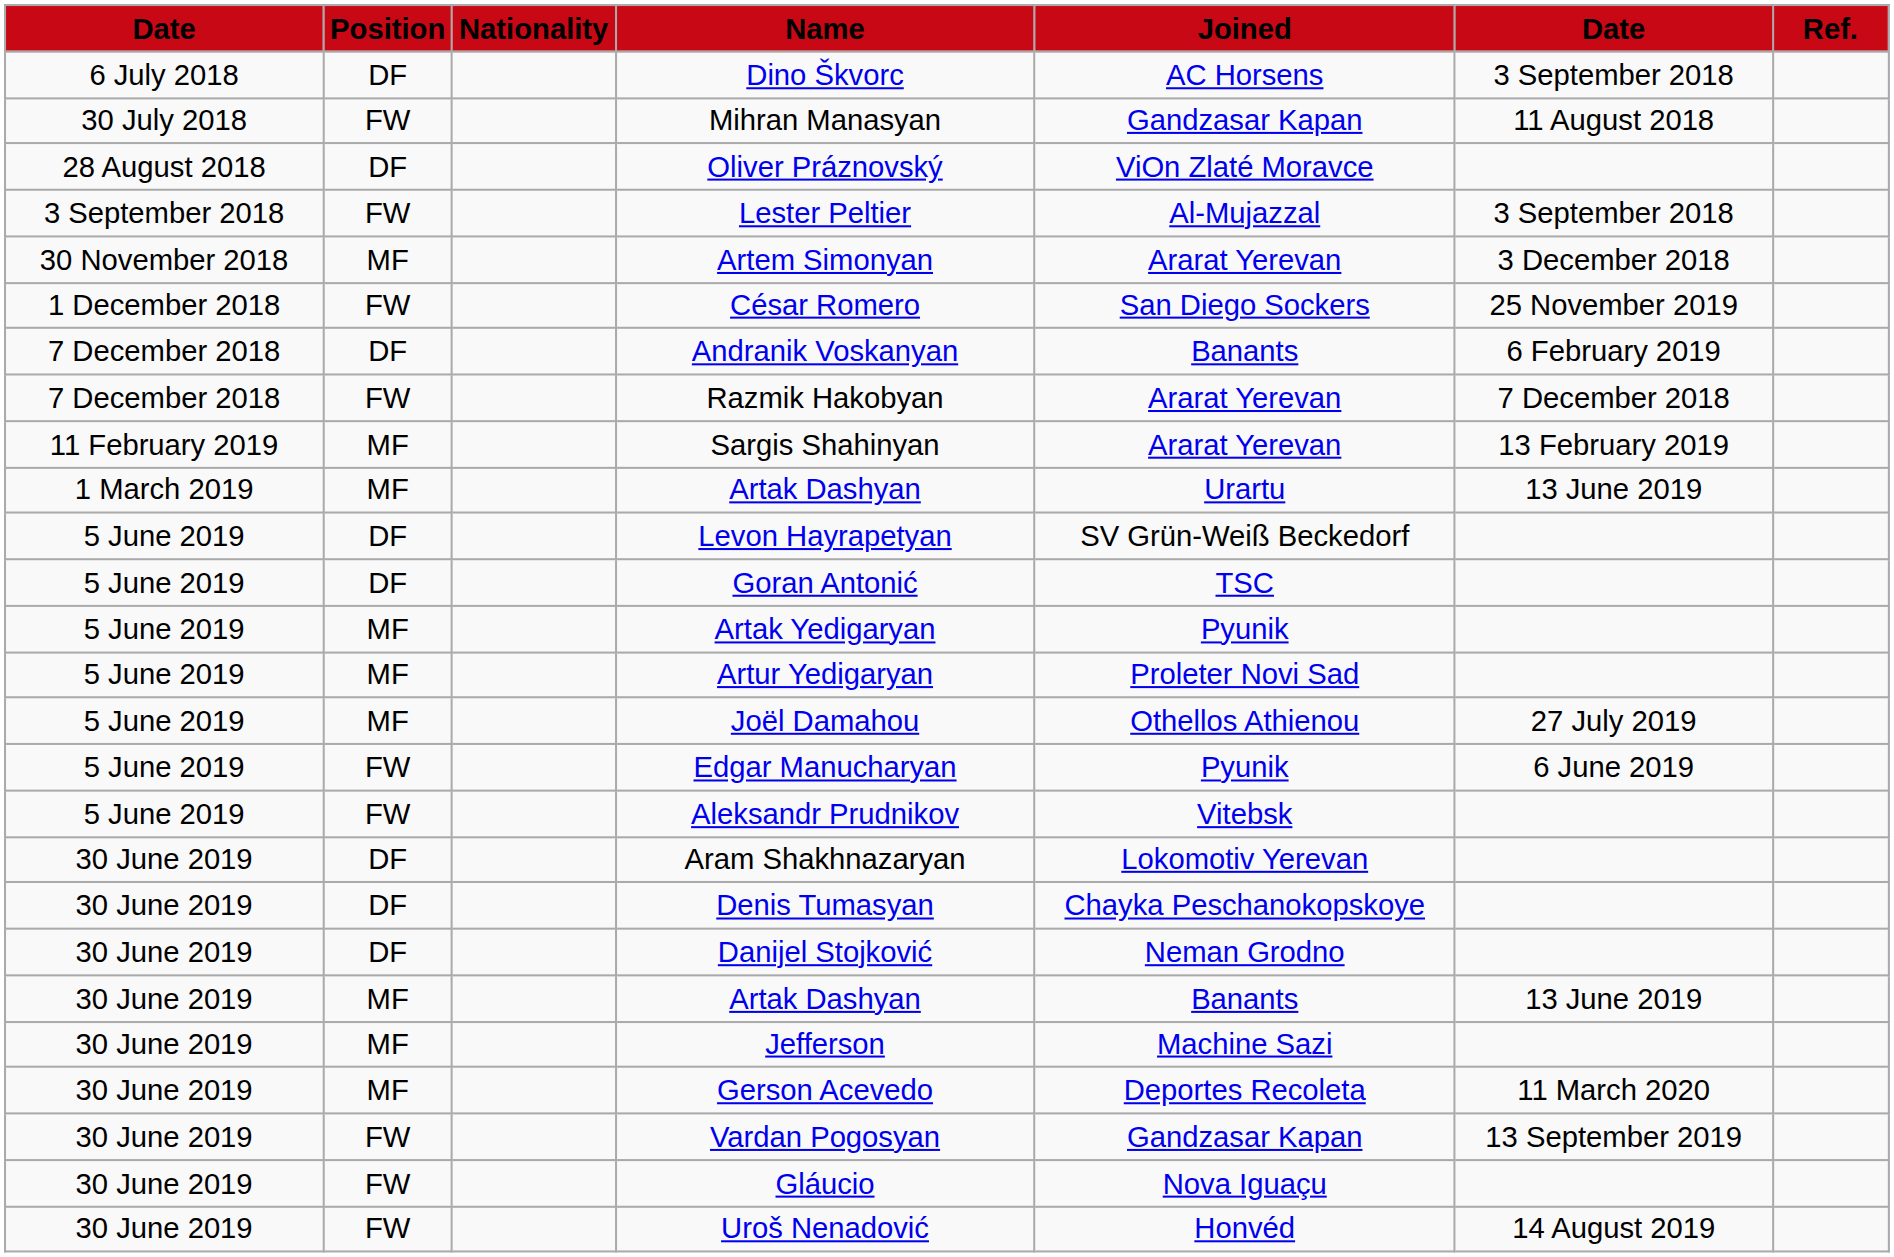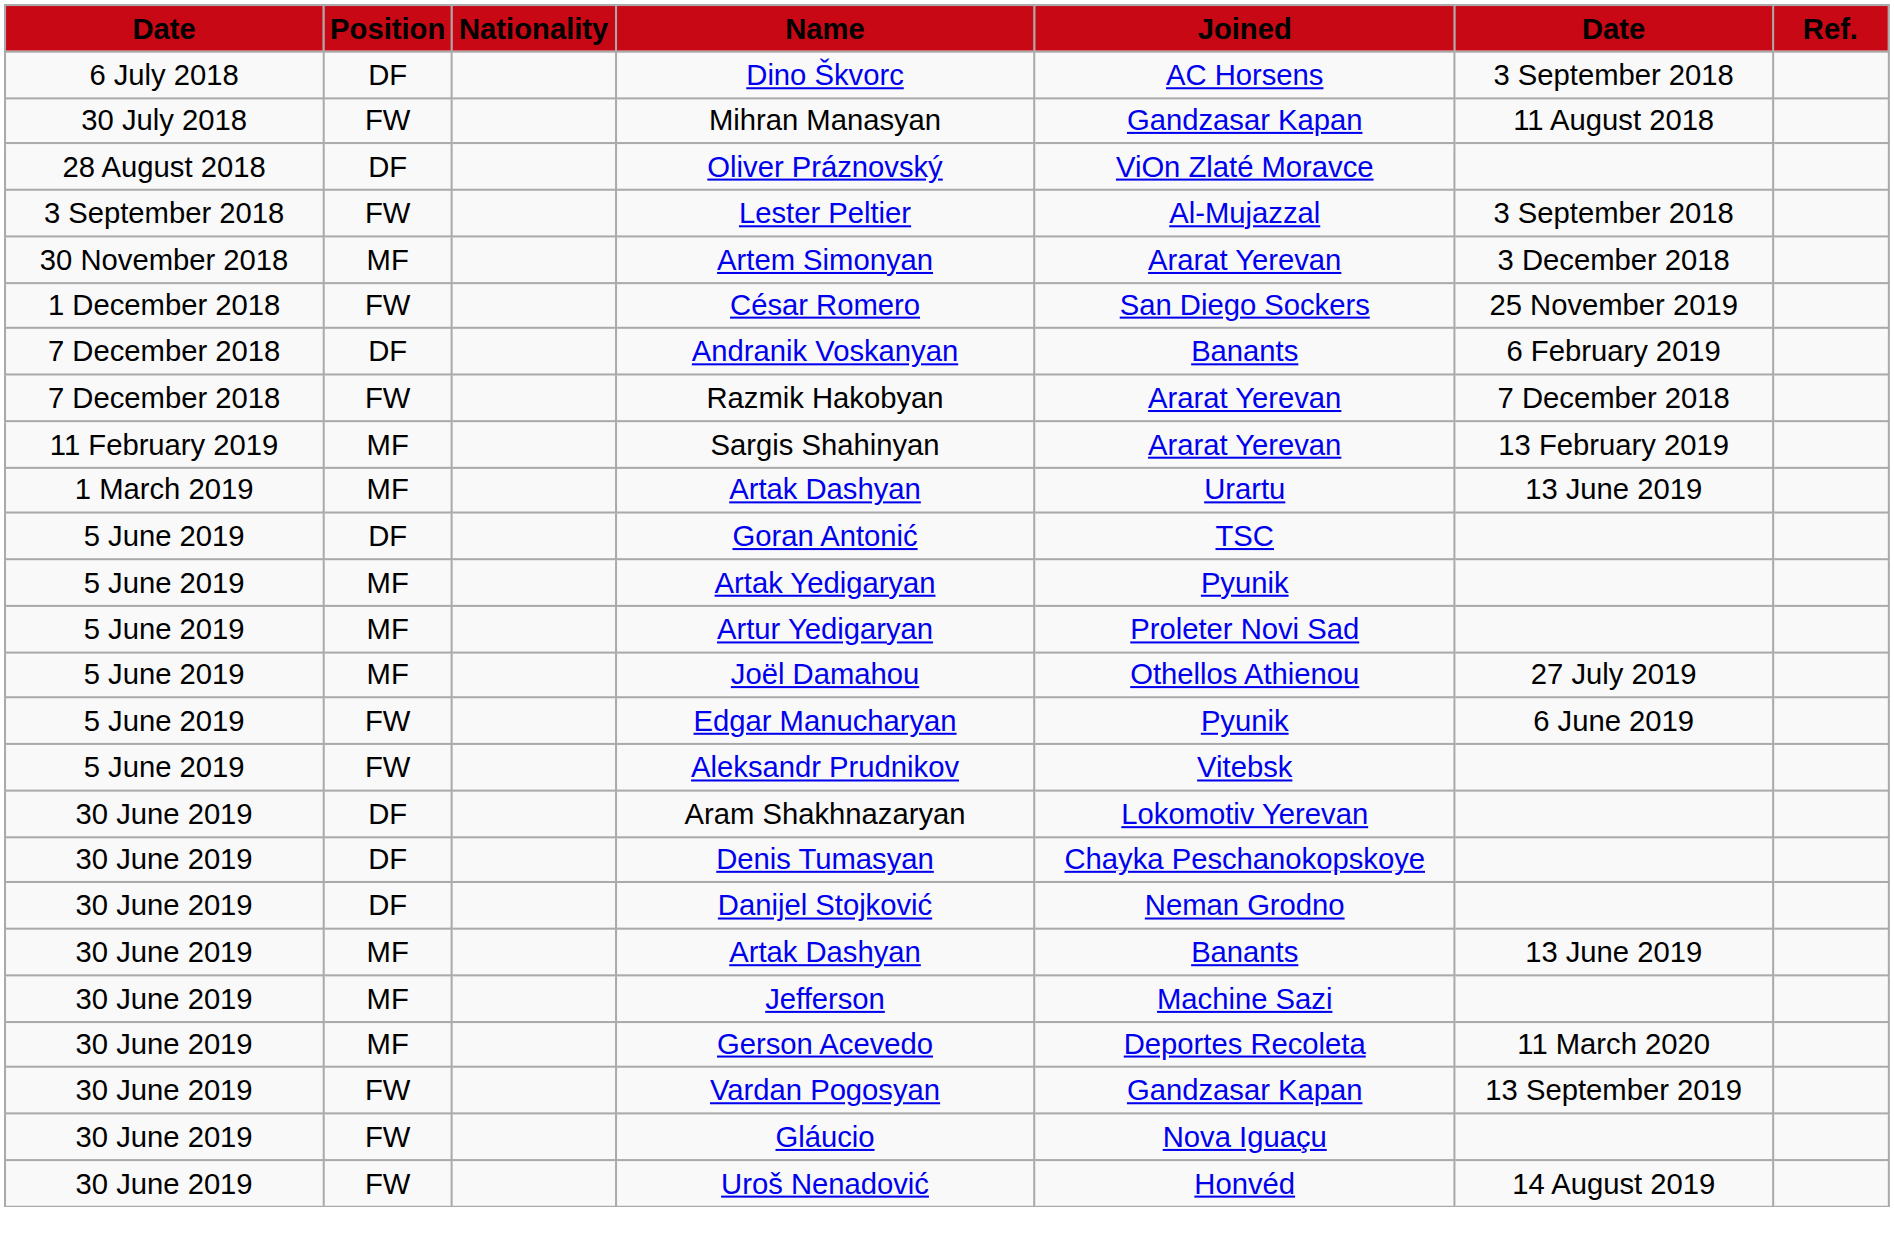- row: (164, 537)
